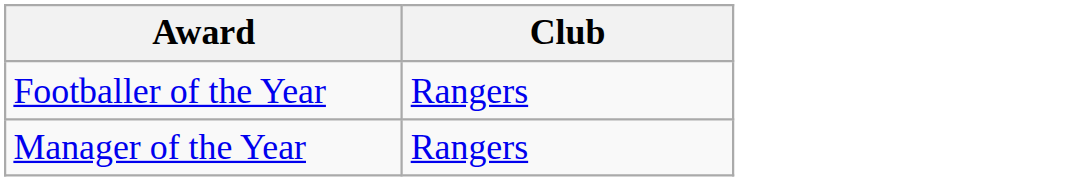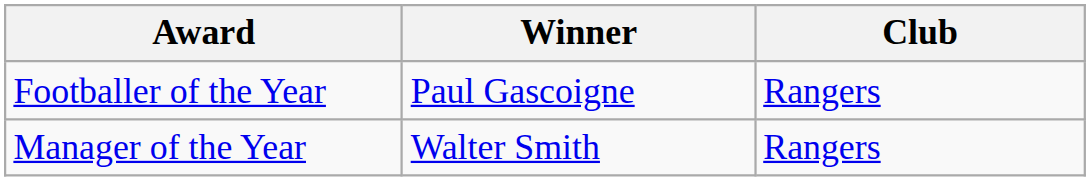+ column: (579, 32)
